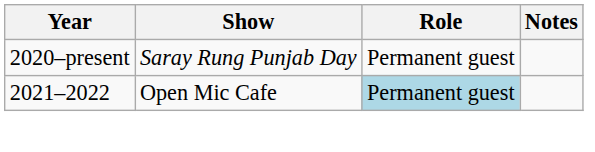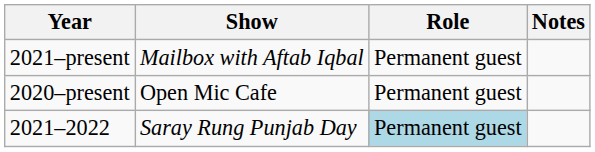+ row: (70, 57)
(248, 57) Saray Rung Punjab Day -> (208, 92) Open Mic Cafe
(208, 92) Open Mic Cafe -> (248, 127) Saray Rung Punjab Day
